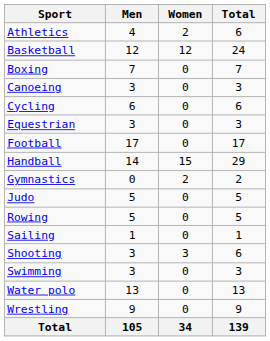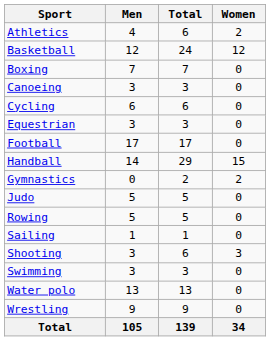columns swapped: (185, 14) <-> (239, 14)
